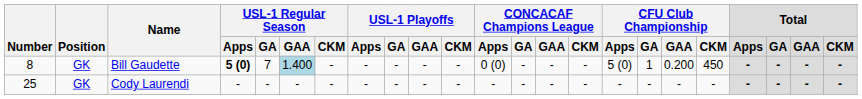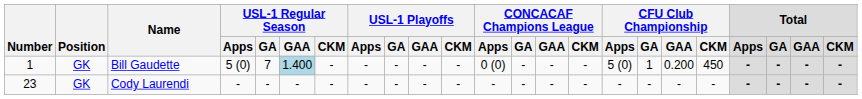(30, 65) 8 -> (30, 65) 1
(238, 65) bold -> (238, 65) normal
(30, 84) 25 -> (30, 84) 23
